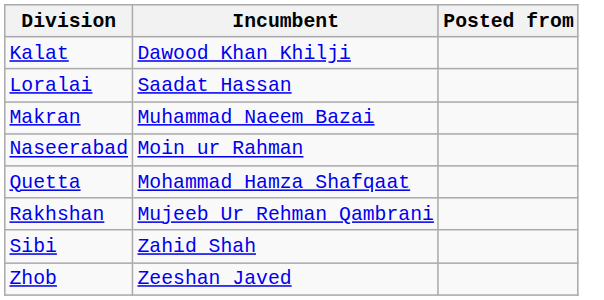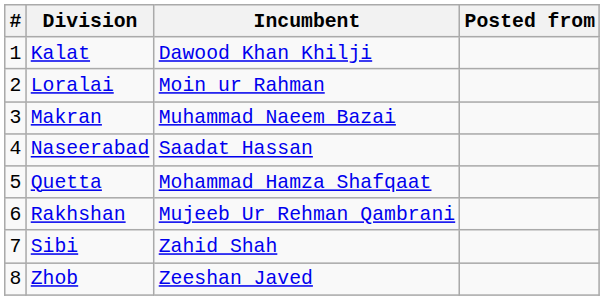+ column: (15, 21)
(215, 85) Saadat Hassan -> (242, 85) Moin ur Rahman
(220, 150) Moin ur Rahman -> (236, 150) Saadat Hassan
